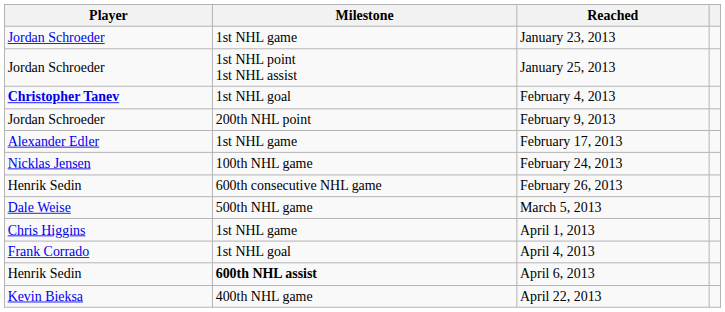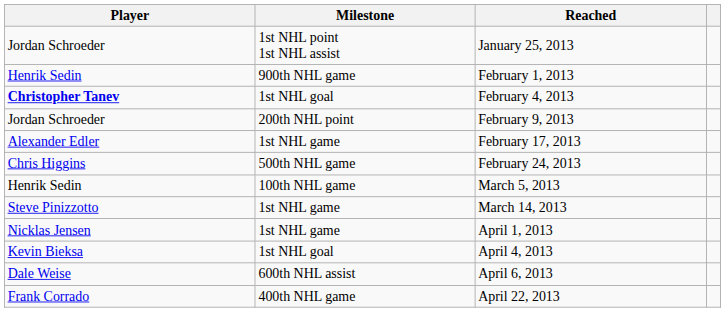- row: (568, 37)
+ row: (526, 75)
(49, 163) Nicklas Jensen -> (47, 163) Chris Higgins
(264, 163) 100th NHL game -> (307, 163) 500th NHL game
- row: (571, 185)
(39, 207) Dale Weise -> (45, 185) Henrik Sedin
(264, 207) 500th NHL game -> (307, 185) 100th NHL game
+ row: (522, 207)
(47, 229) Chris Higgins -> (49, 229) Nicklas Jensen
(48, 251) Frank Corrado -> (45, 251) Kevin Bieksa
(45, 274) Henrik Sedin -> (39, 274) Dale Weise
(266, 274) bold -> (307, 274) normal
(45, 296) Kevin Bieksa -> (48, 296) Frank Corrado
